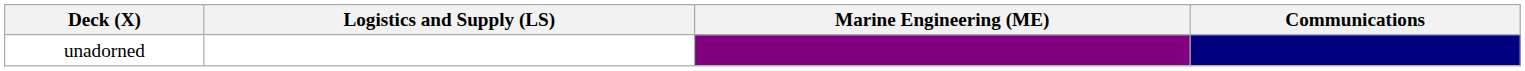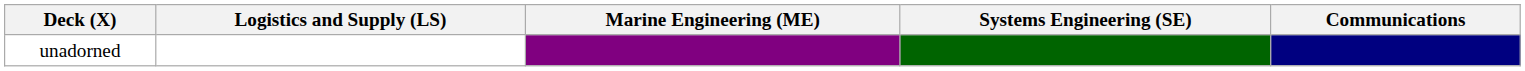+ column: (1085, 19)
